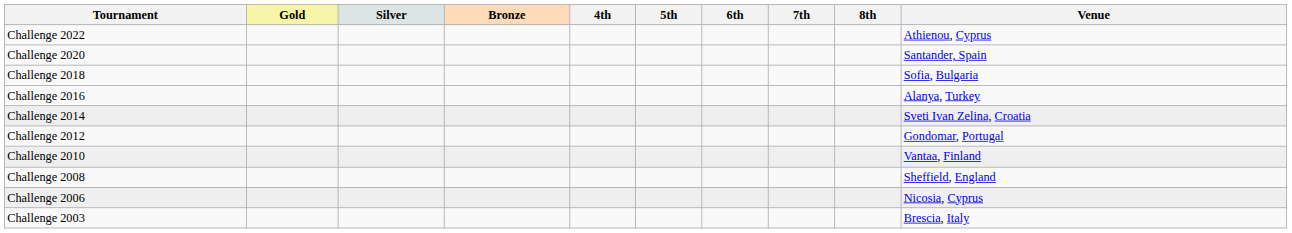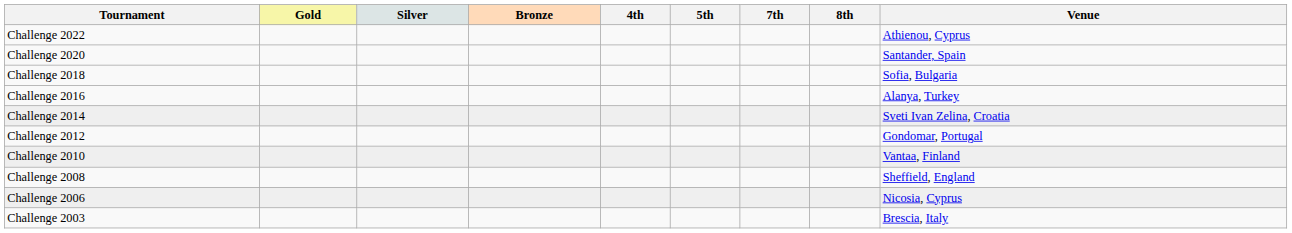- column: (735, 14)
